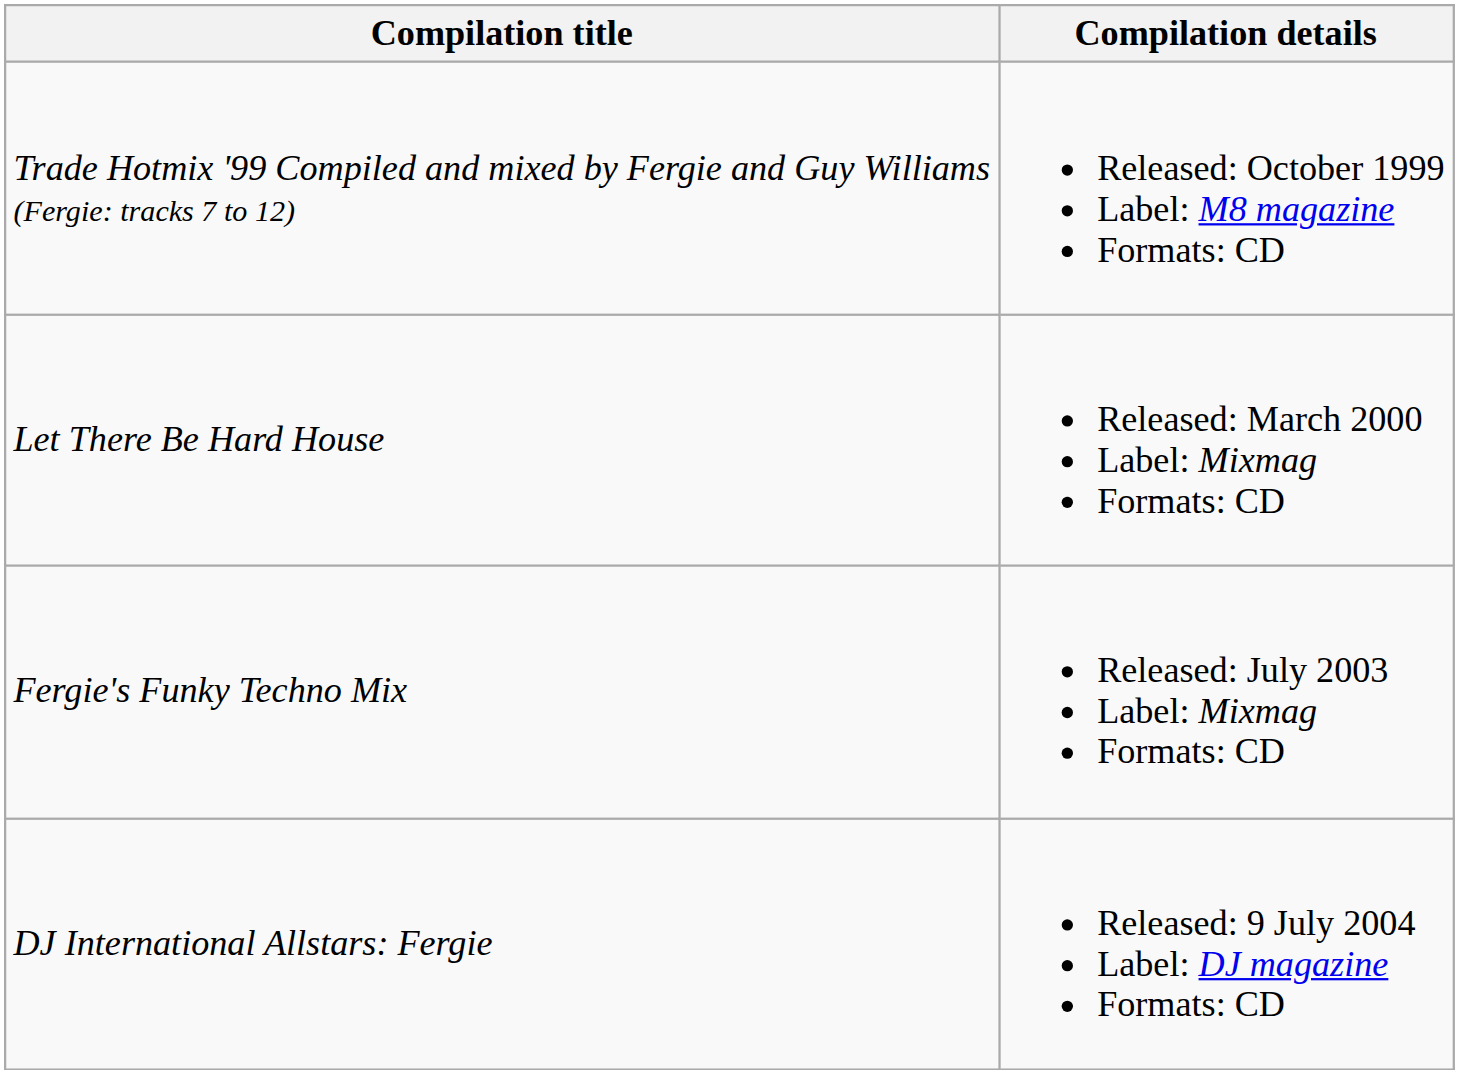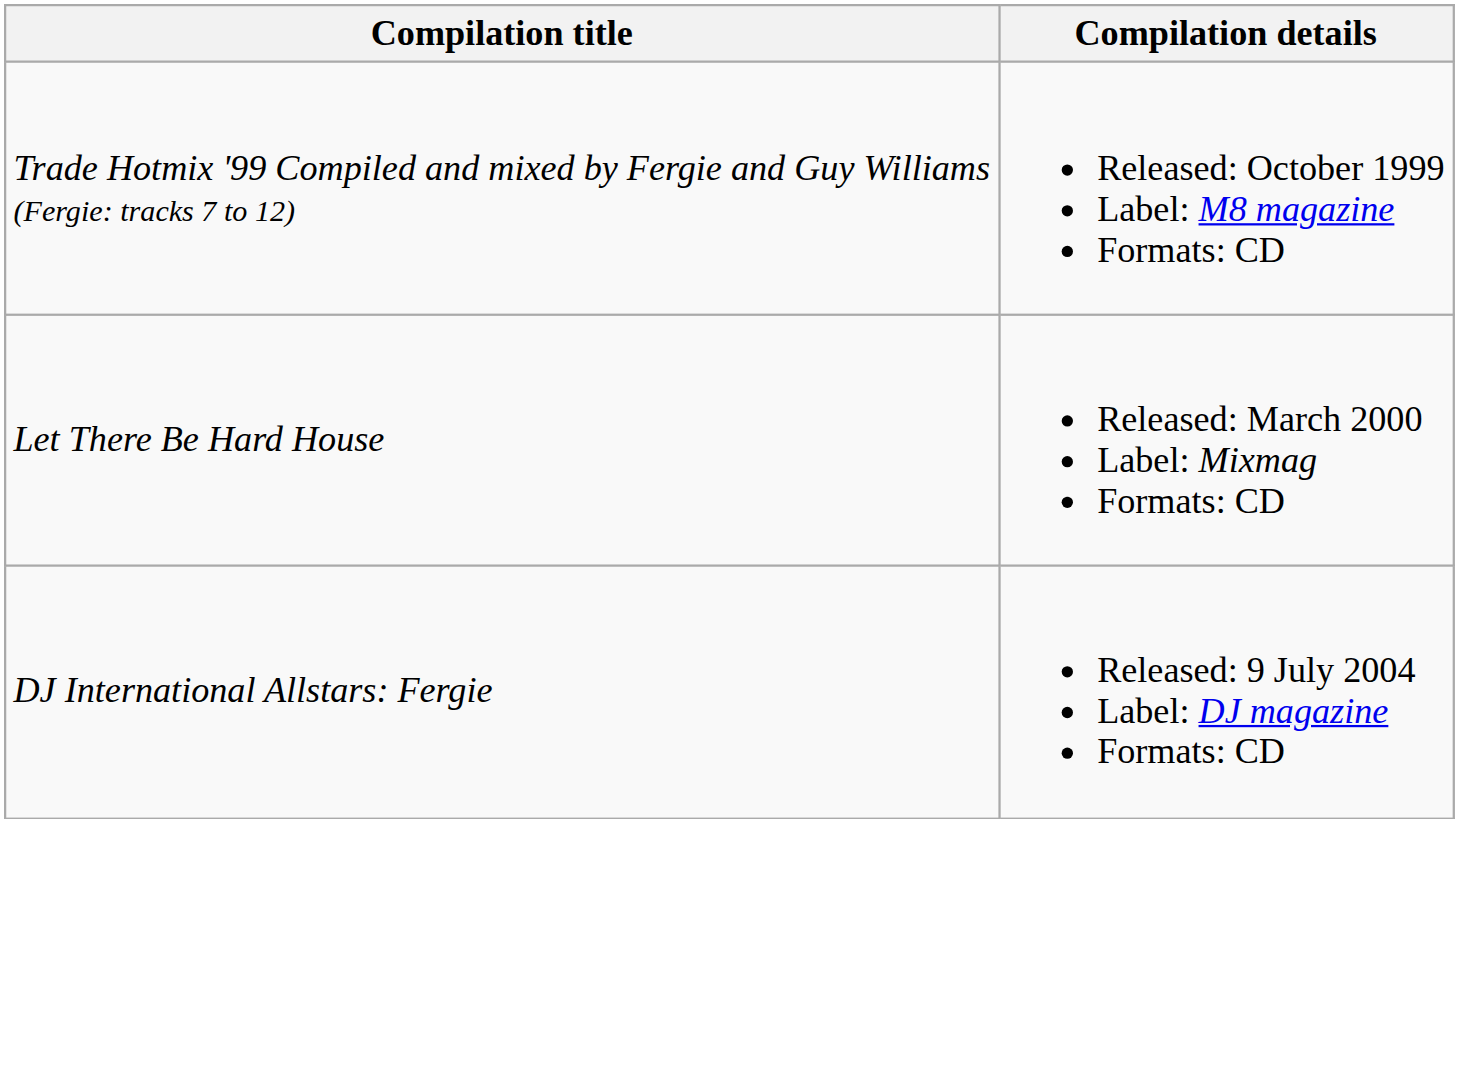- row: (210, 691)
